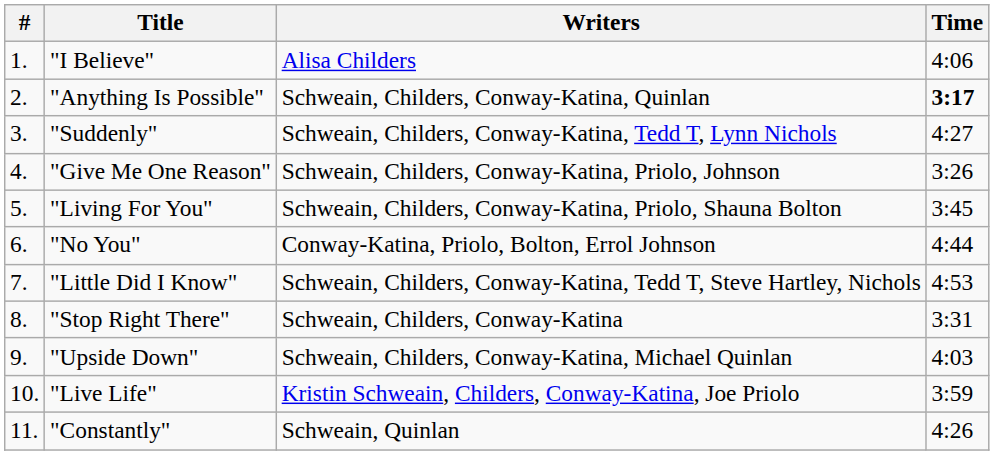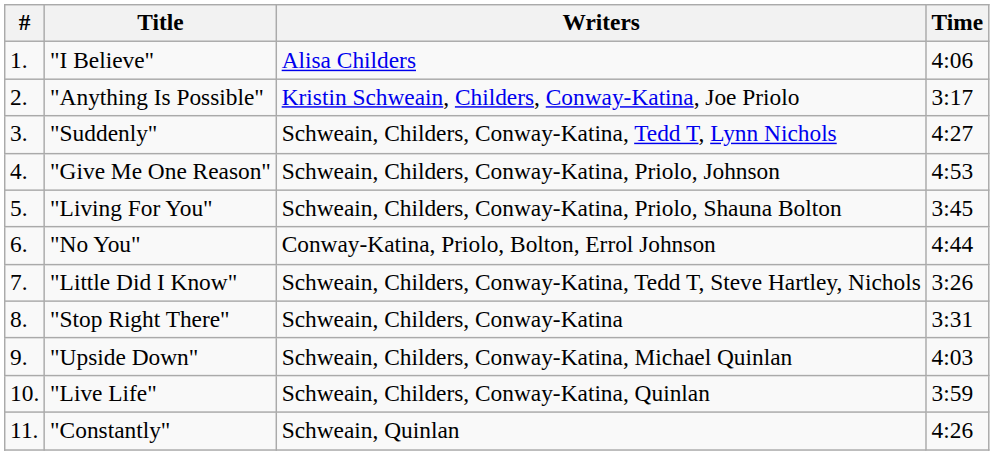(496, 97) Schweain, Childers, Conway-Katina, Quinlan -> (541, 97) Kristin Schweain, Childers, Conway-Katina, Joe Priolo
(953, 97) bold -> (952, 97) normal
(952, 171) 3:26 -> (952, 171) 4:53
(952, 282) 4:53 -> (952, 282) 3:26
(541, 393) Kristin Schweain, Childers, Conway-Katina, Joe Priolo -> (496, 393) Schweain, Childers, Conway-Katina, Quinlan
